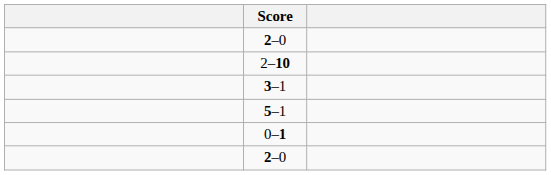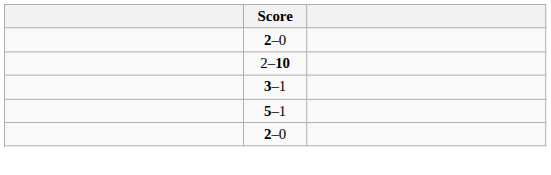- row: (124, 134)
